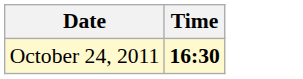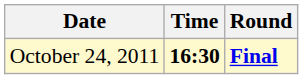+ column: (261, 21)
